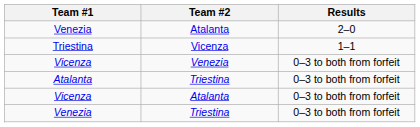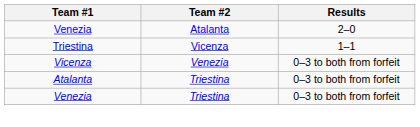- row: (73, 96)
